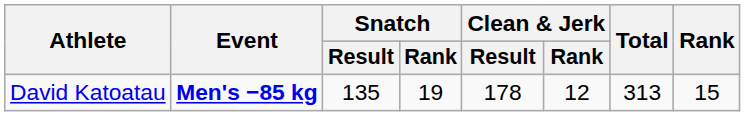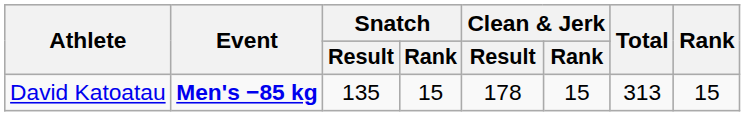(431, 93) 19 -> (431, 93) 15
(577, 93) 12 -> (577, 93) 15
